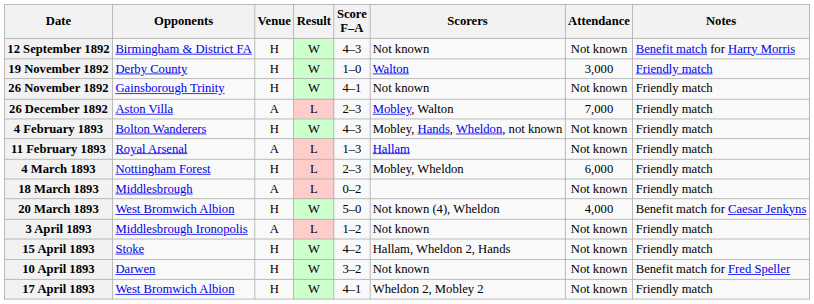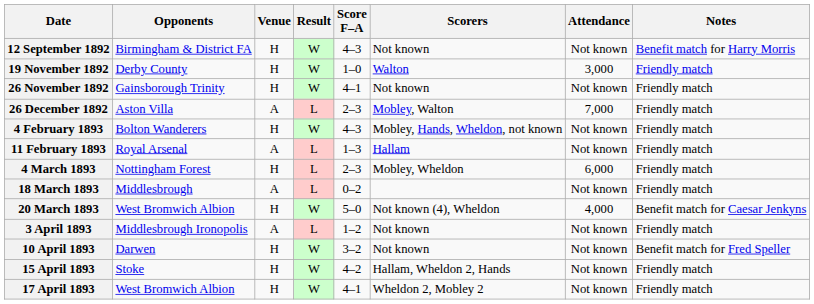rows swapped: (58, 269) <-> (58, 249)
